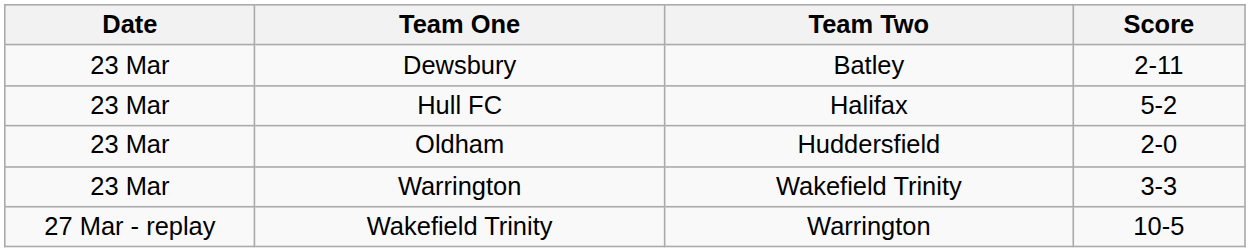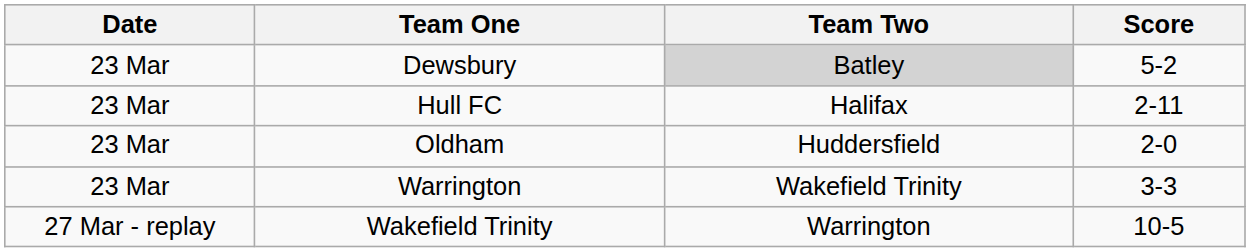(869, 65) no background -> (869, 65) lightgrey background
(1159, 65) 2-11 -> (1159, 65) 5-2
(1159, 105) 5-2 -> (1159, 105) 2-11
